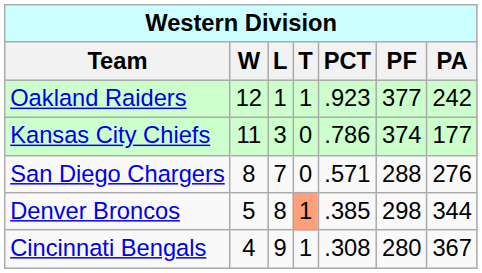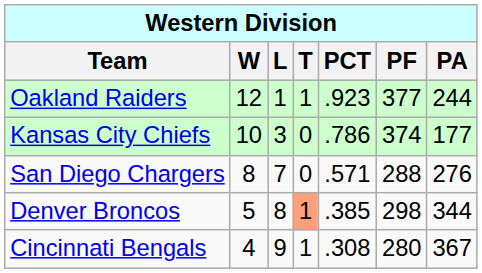(452, 98) 242 -> (452, 98) 244
(249, 135) 11 -> (249, 135) 10
